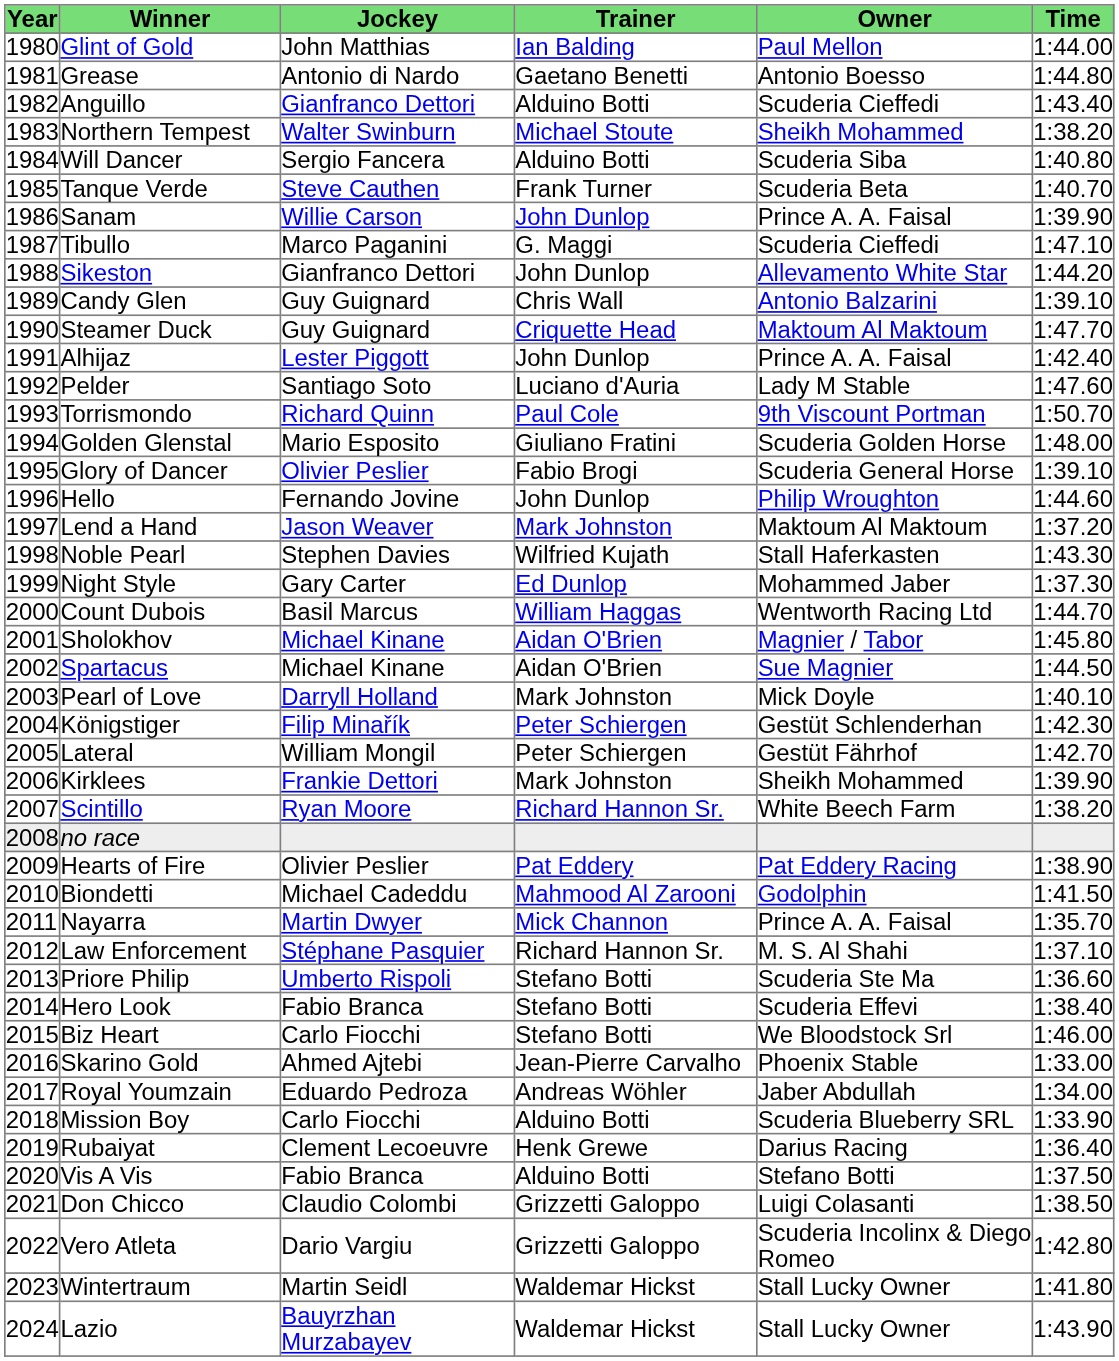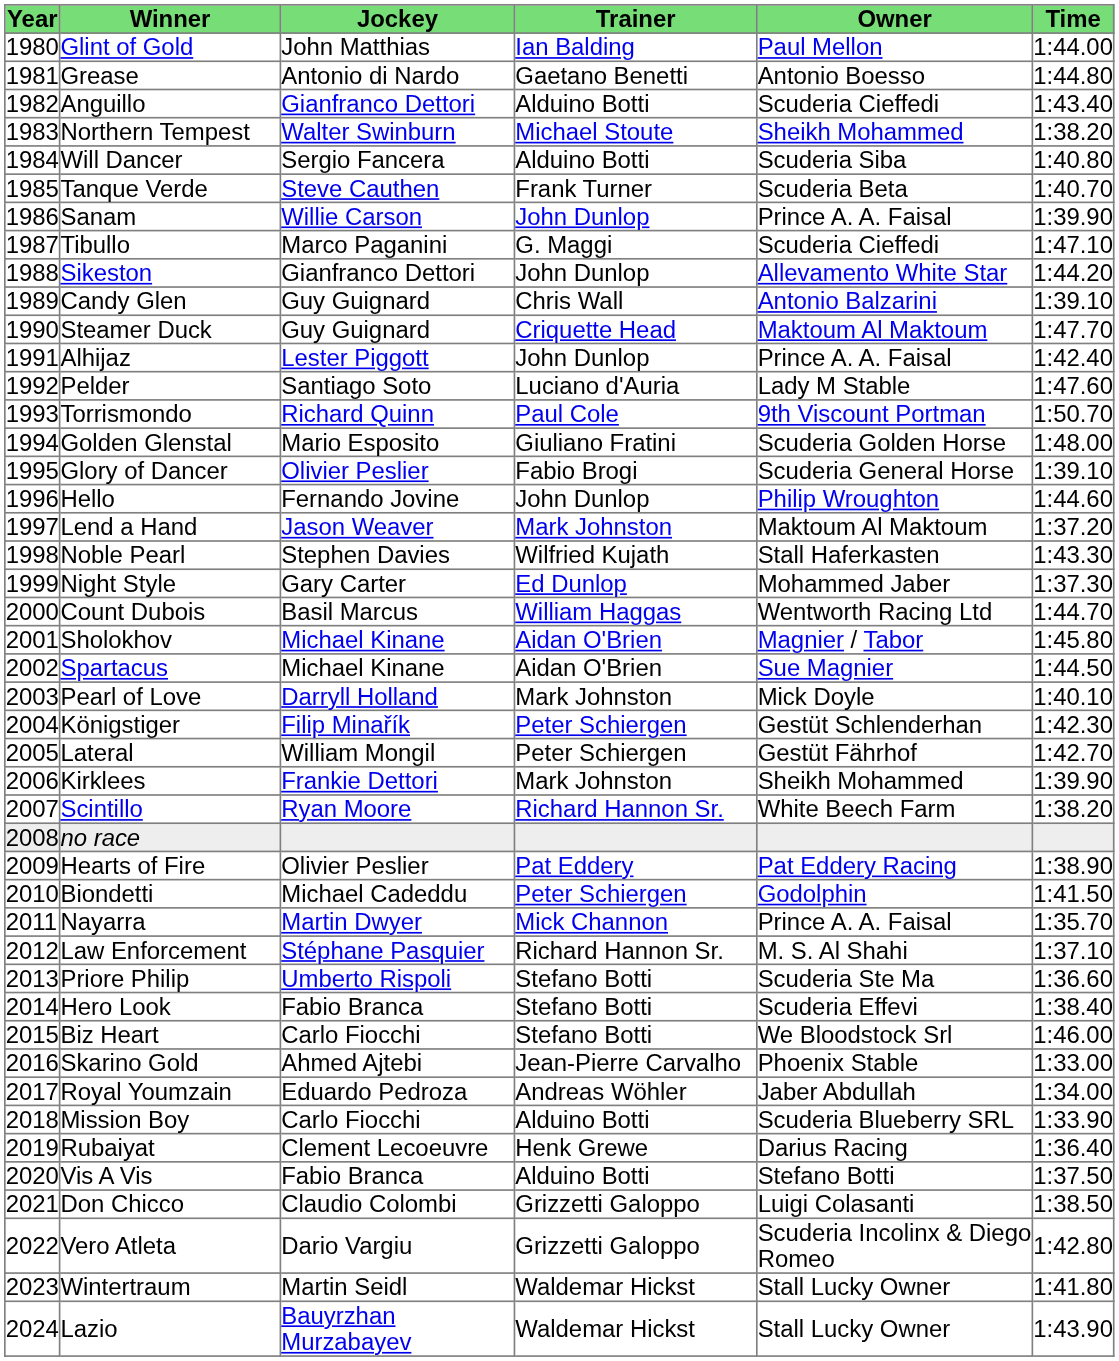(626, 894) Mahmood Al Zarooni -> (601, 894) Peter Schiergen
